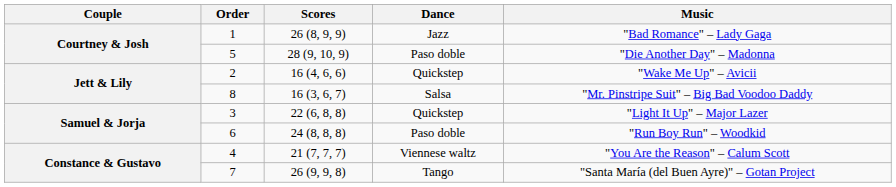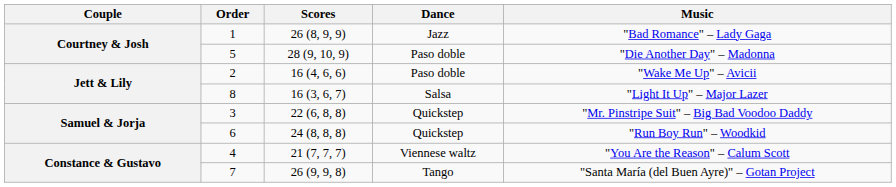(438, 73) Quickstep -> (438, 73) Paso doble
(697, 93) "Mr. Pinstripe Suit" – Big Bad Voodoo Daddy -> (697, 93) "Light It Up" – Major Lazer
(697, 113) "Light It Up" – Major Lazer -> (697, 113) "Mr. Pinstripe Suit" – Big Bad Voodoo Daddy
(438, 133) Paso doble -> (438, 133) Quickstep
